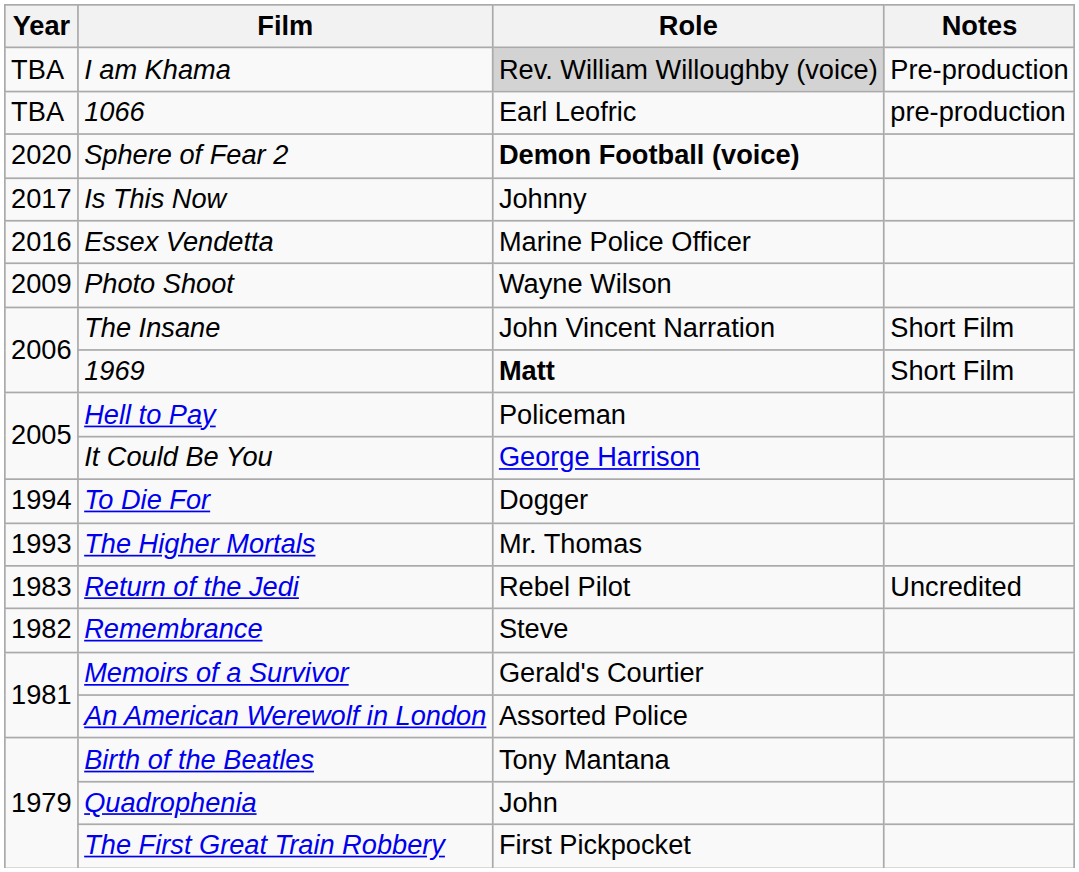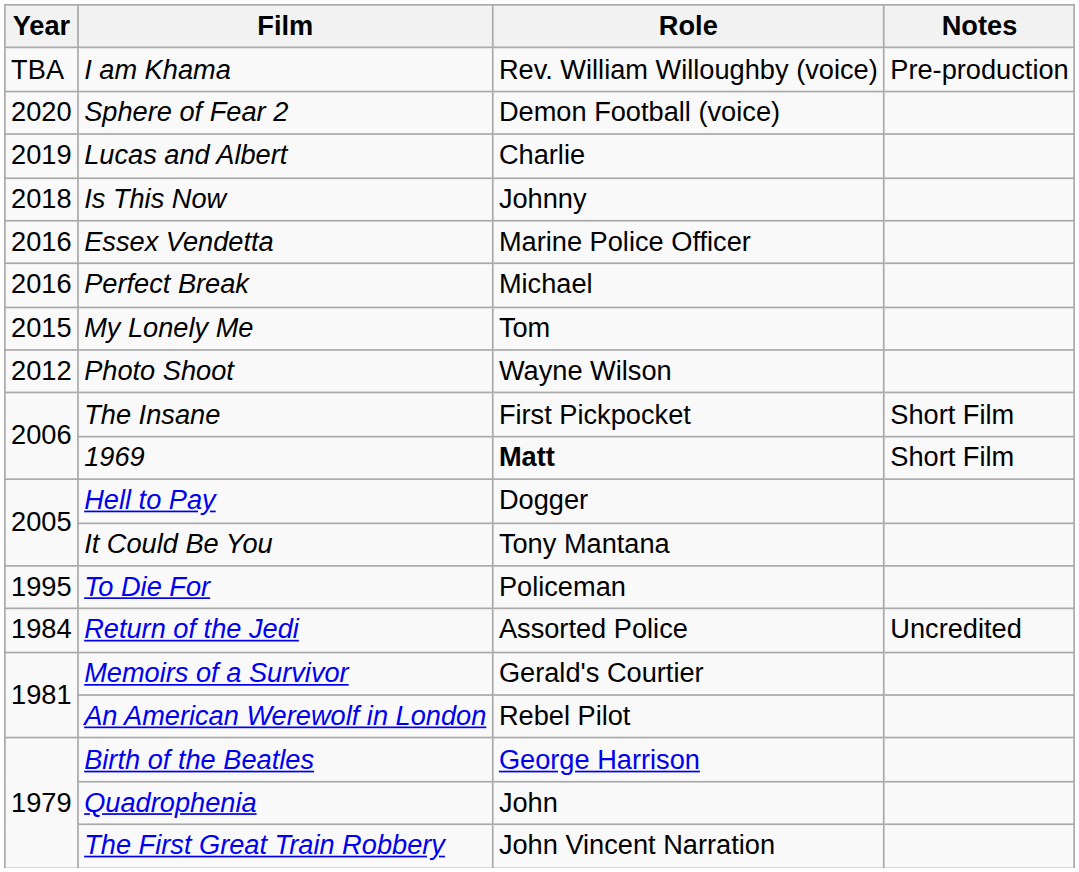(688, 69) lightgrey background -> (688, 69) no background
- row: (114, 112)
(649, 155) bold -> (639, 112) normal
+ row: (186, 155)
(41, 198) 2017 -> (41, 198) 2018
+ row: (167, 284)
+ row: (169, 328)
(41, 284) 2009 -> (41, 371) 2012
(637, 328) John Vincent Narration -> (595, 414) First Pickpocket
(562, 414) Policeman -> (543, 500) Dogger
(599, 457) George Harrison -> (584, 543) Tony Mantana
(41, 500) 1994 -> (41, 586) 1995
(543, 500) Dogger -> (562, 586) Policeman
- row: (200, 543)
(41, 586) 1983 -> (41, 629) 1984
(565, 586) Rebel Pilot -> (593, 629) Assorted Police
- row: (173, 629)
(593, 716) Assorted Police -> (565, 716) Rebel Pilot
(584, 759) Tony Mantana -> (599, 759) George Harrison
(595, 845) First Pickpocket -> (637, 845) John Vincent Narration
